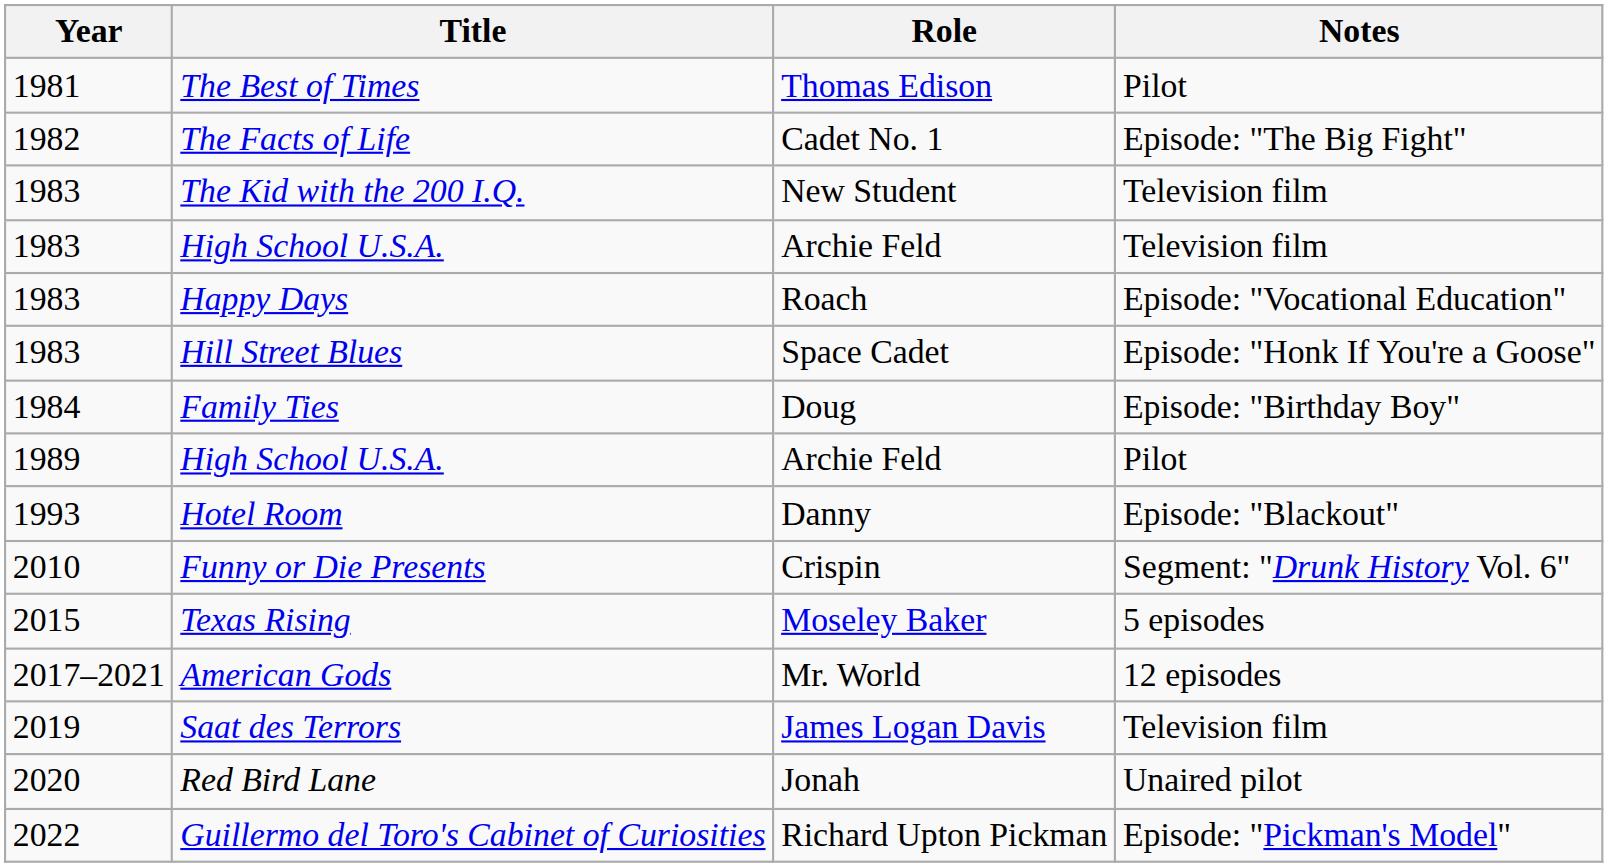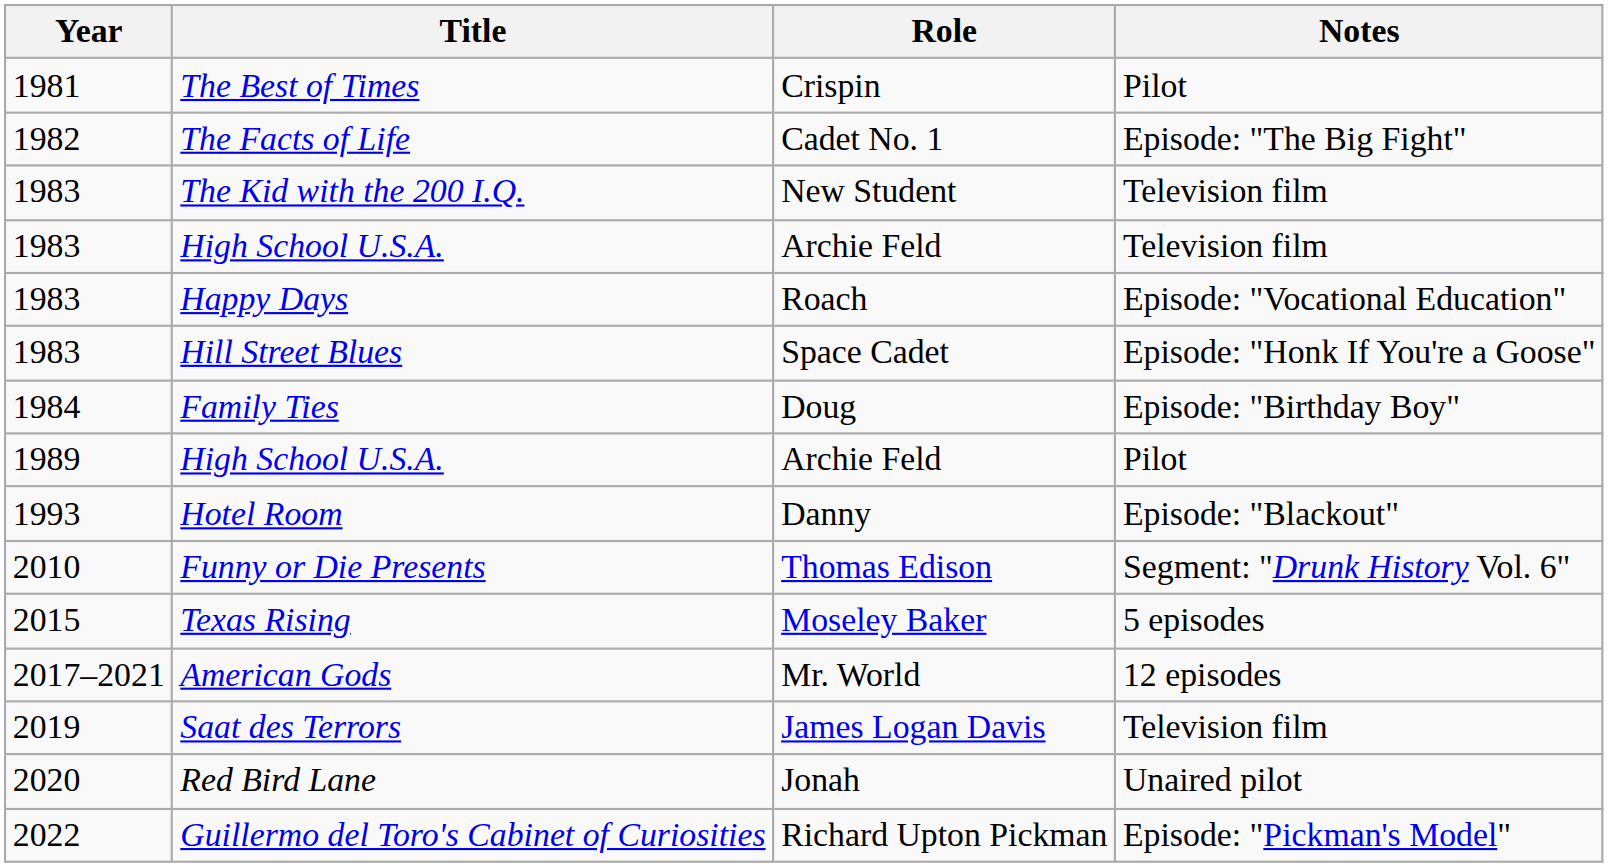(887, 84) Thomas Edison -> (831, 84) Crispin
(831, 566) Crispin -> (887, 566) Thomas Edison
